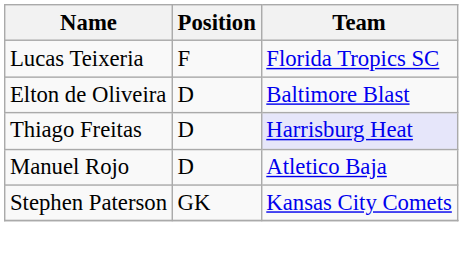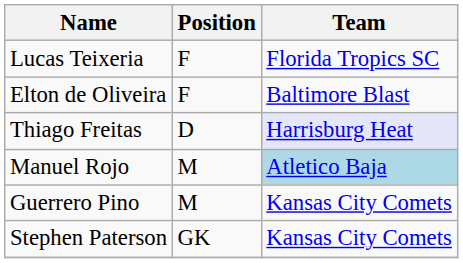(186, 94) D -> (184, 94) F
(186, 166) D -> (188, 166) M
(327, 166) no background -> (327, 166) lightblue background
+ row: (75, 202)
